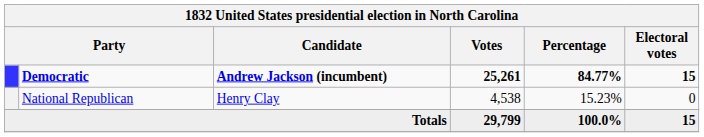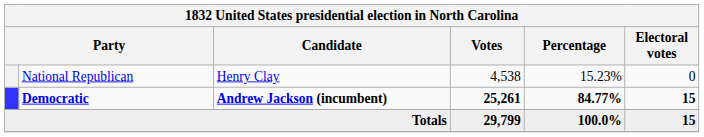rows swapped: (55, 76) <-> (78, 98)
